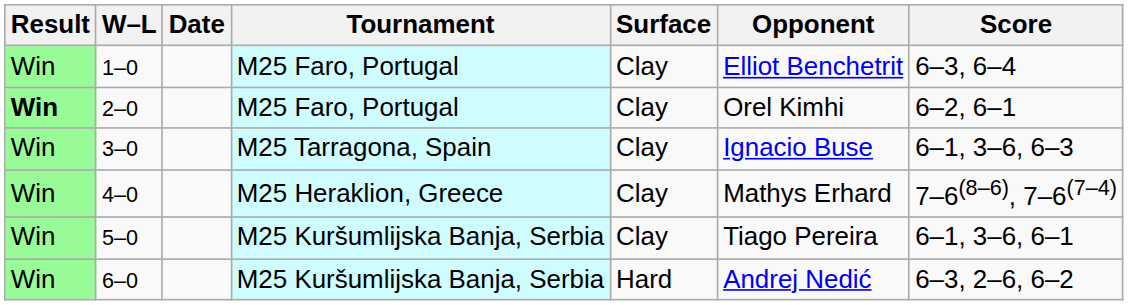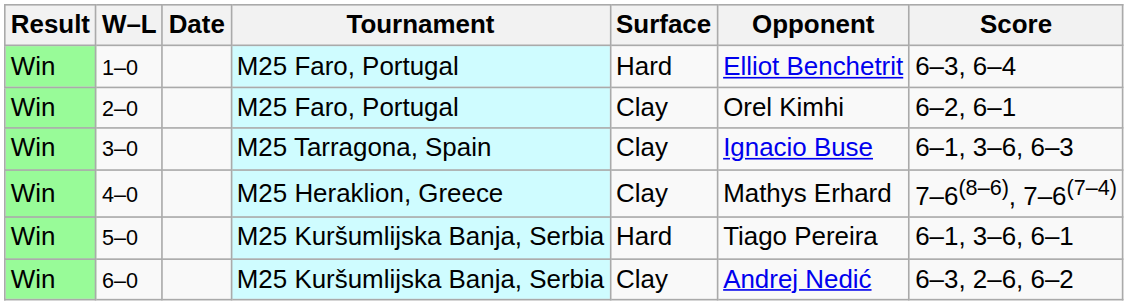(642, 66) Clay -> (644, 66) Hard
(34, 107) bold -> (33, 107) normal
(642, 237) Clay -> (644, 237) Hard
(644, 278) Hard -> (642, 278) Clay
